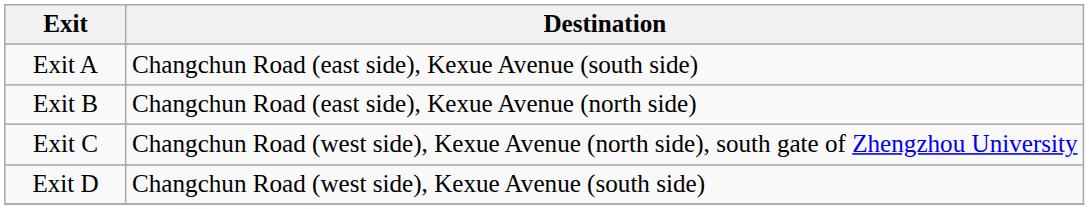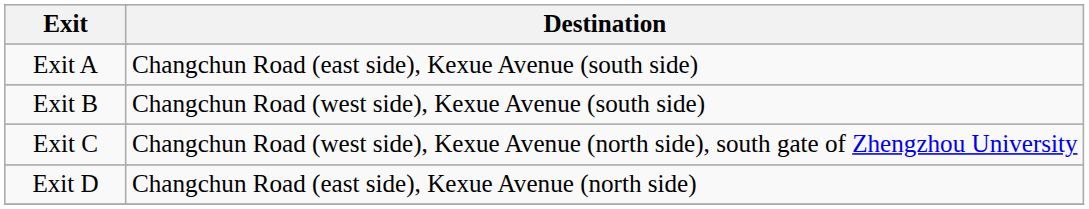(414, 104) Changchun Road (east side), Kexue Avenue (north side) -> (419, 104) Changchun Road (west side), Kexue Avenue (south side)
(419, 183) Changchun Road (west side), Kexue Avenue (south side) -> (414, 183) Changchun Road (east side), Kexue Avenue (north side)
